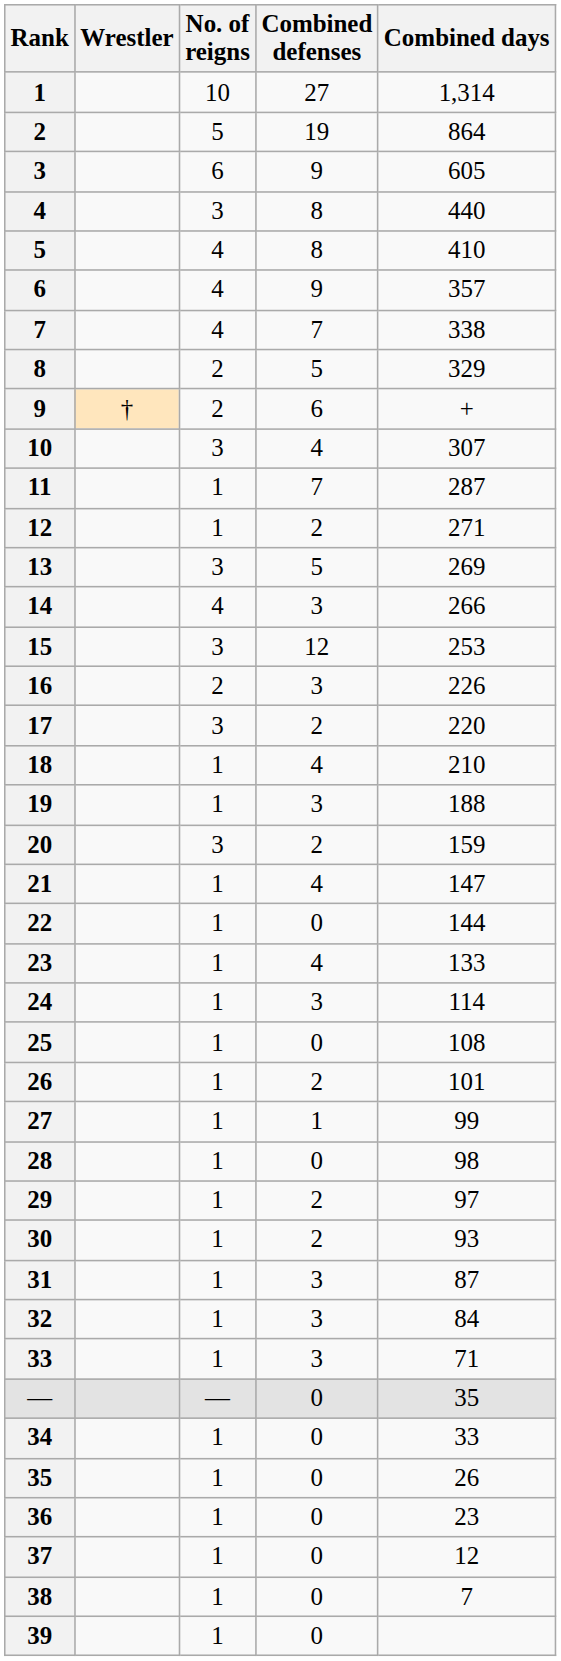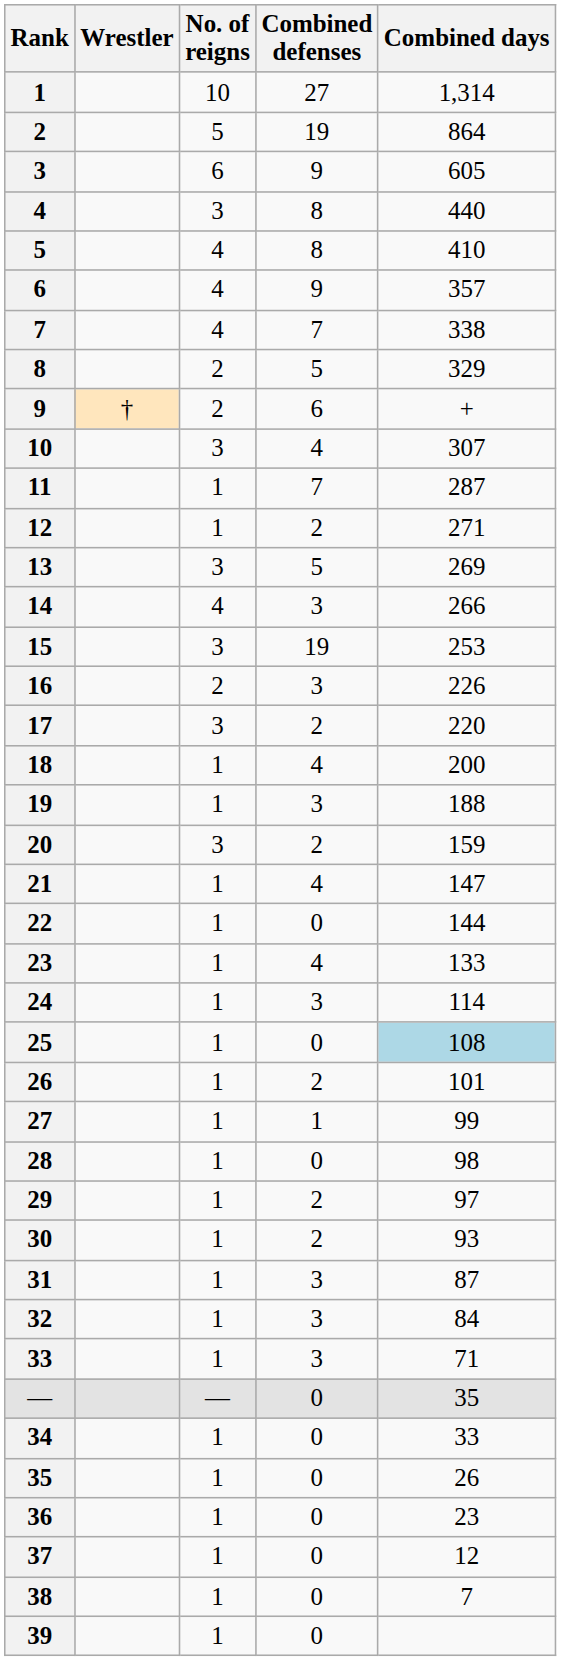(317, 646) 12 -> (317, 646) 19
(467, 764) 210 -> (467, 764) 200
(467, 1041) no background -> (467, 1041) lightblue background
